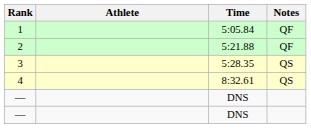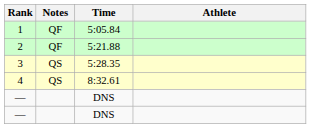columns swapped: (122, 13) <-> (286, 13)
